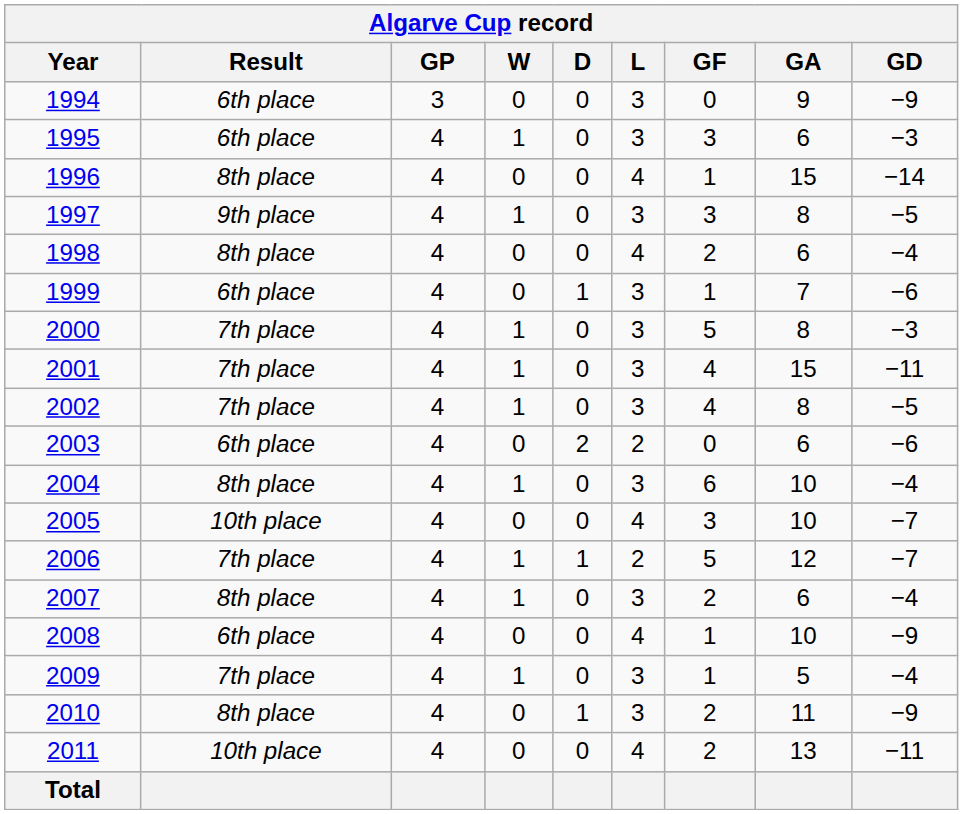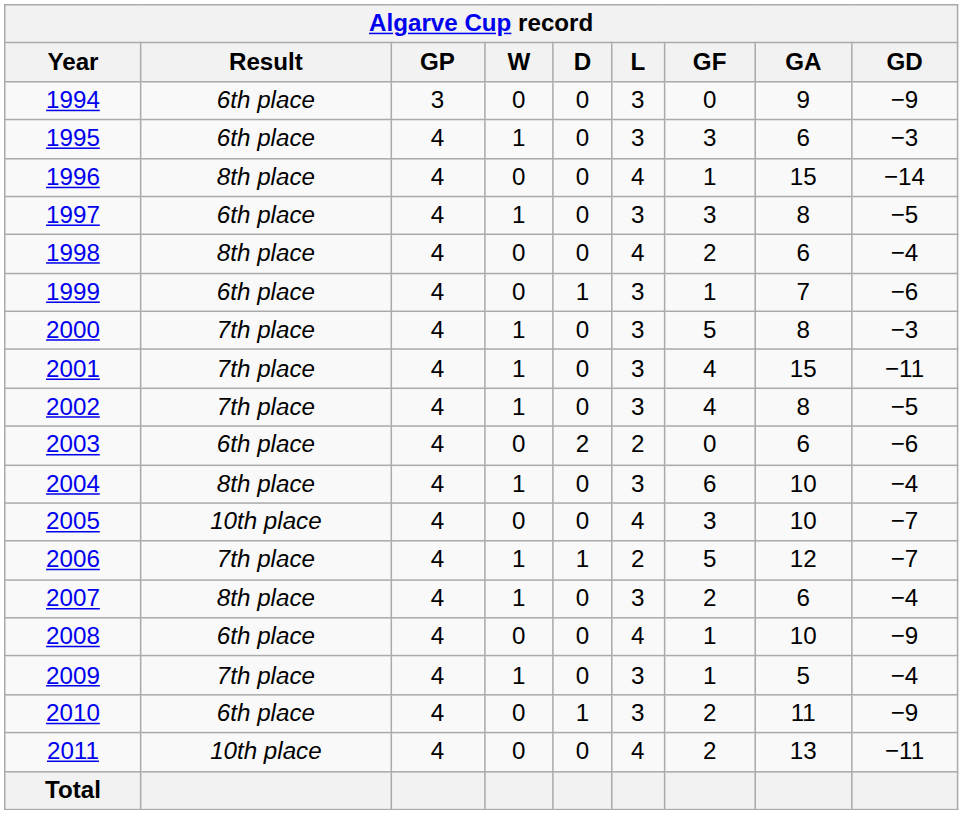(266, 215) 9th place -> (266, 215) 6th place
(266, 713) 8th place -> (266, 713) 6th place
